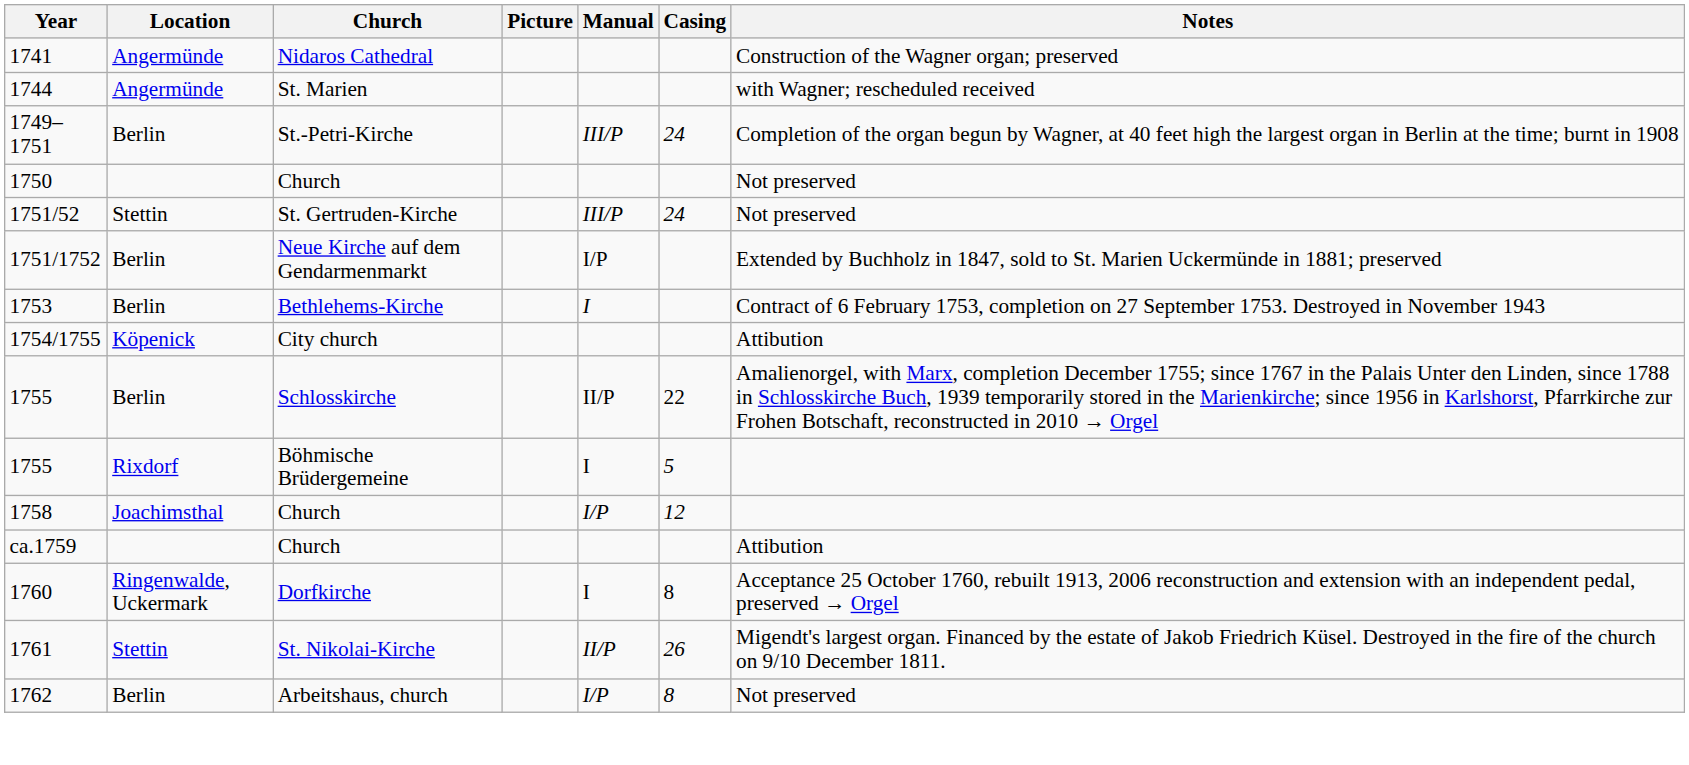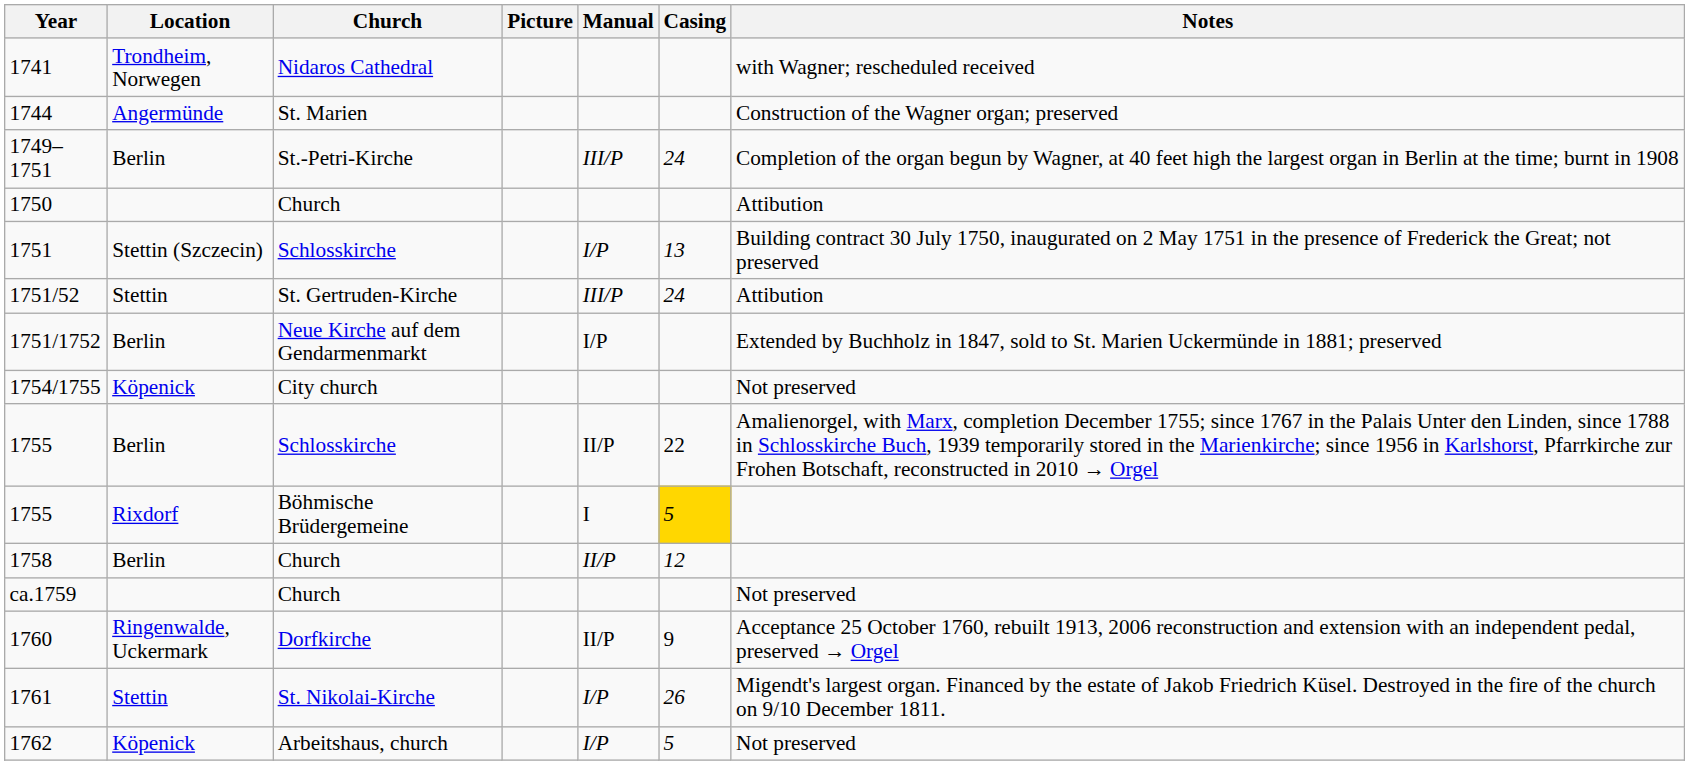(168, 55) Angermünde -> (162, 67) Trondheim, Norwegen
(927, 55) Construction of the Wagner organ; preserved -> (885, 67) with Wagner; rescheduled received
(885, 88) with Wagner; rescheduled received -> (927, 112) Construction of the Wagner organ; preserved
(796, 180) Not preserved -> (780, 204) Attibution
+ row: (31, 249)
(796, 214) Not preserved -> (780, 295) Attibution
- row: (31, 305)
(780, 339) Attibution -> (796, 387) Not preserved
(669, 466) no background -> (669, 514) gold background
(168, 512) Joachimsthal -> (139, 560) Berlin
(596, 512) I/P -> (599, 560) II/P
(780, 546) Attibution -> (796, 593) Not preserved
(586, 591) I -> (599, 639) II/P
(669, 591) 8 -> (669, 639) 9
(599, 649) II/P -> (596, 697) I/P
(139, 695) Berlin -> (154, 743) Köpenick
(669, 695) 8 -> (669, 743) 5
